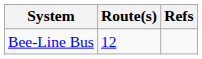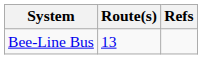(109, 41) 12 -> (109, 41) 13
